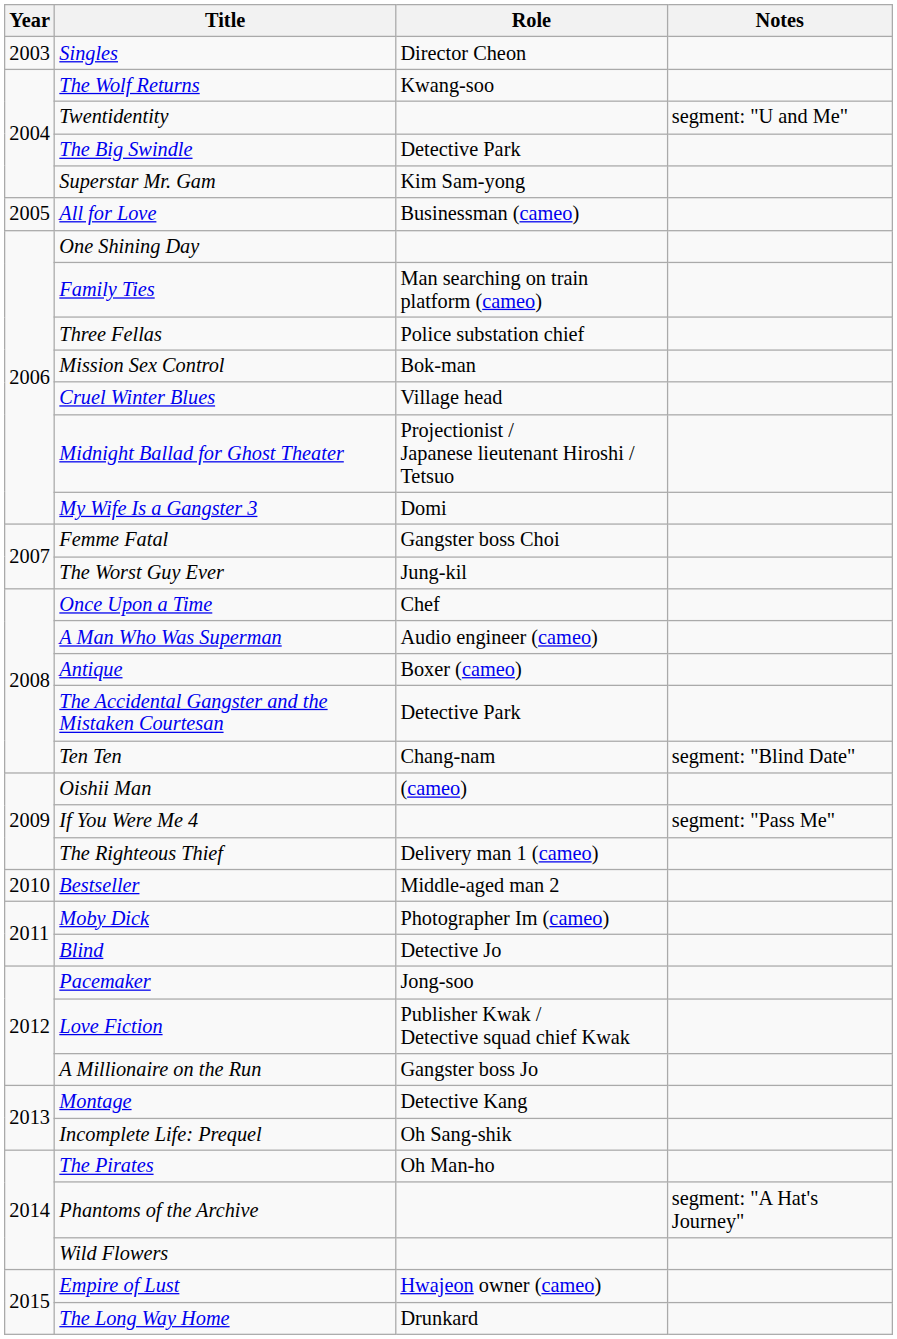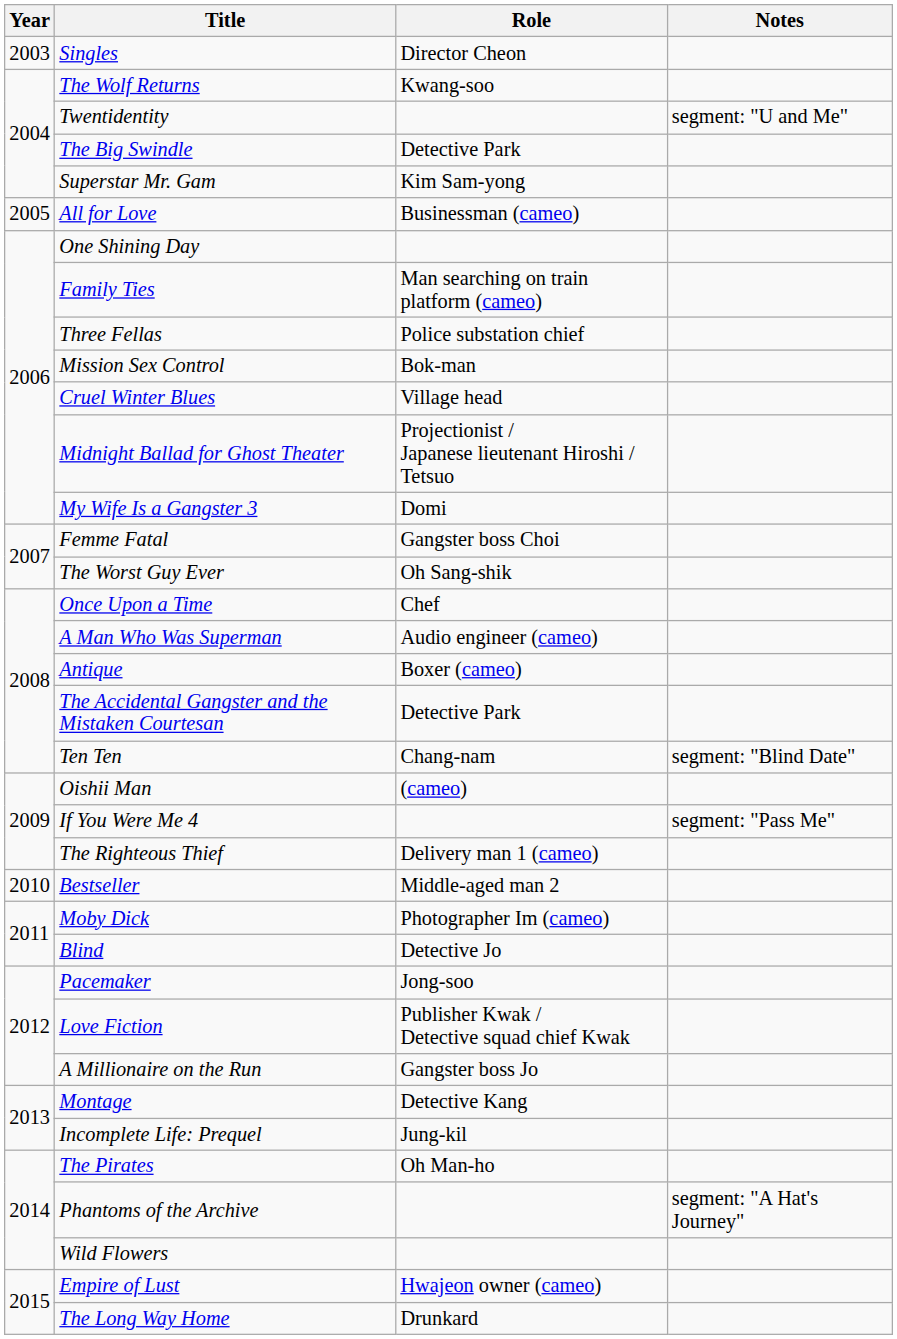(434, 572) Jung-kil -> (456, 572) Oh Sang-shik
(456, 1133) Oh Sang-shik -> (434, 1133) Jung-kil
